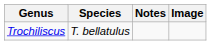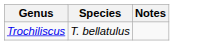- column: (187, 13)
